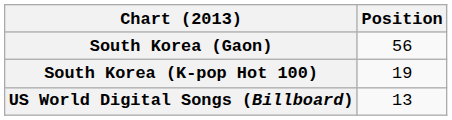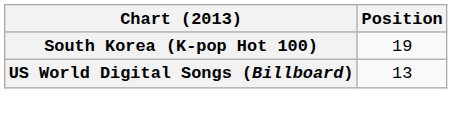- row: (181, 46)
